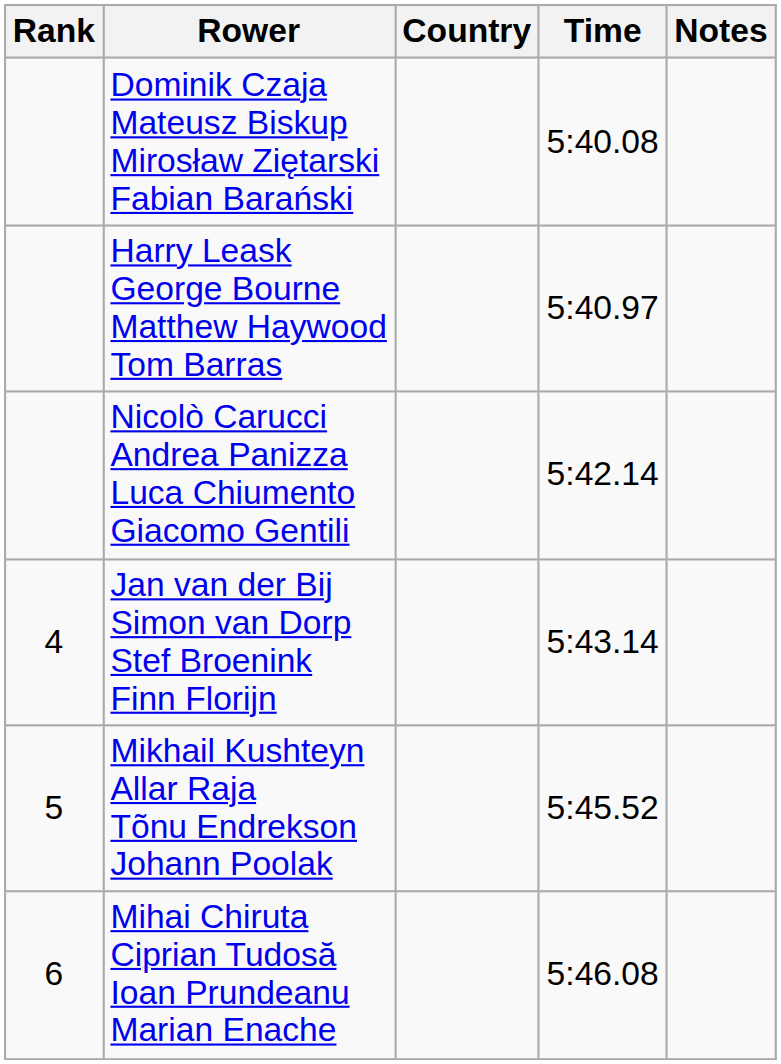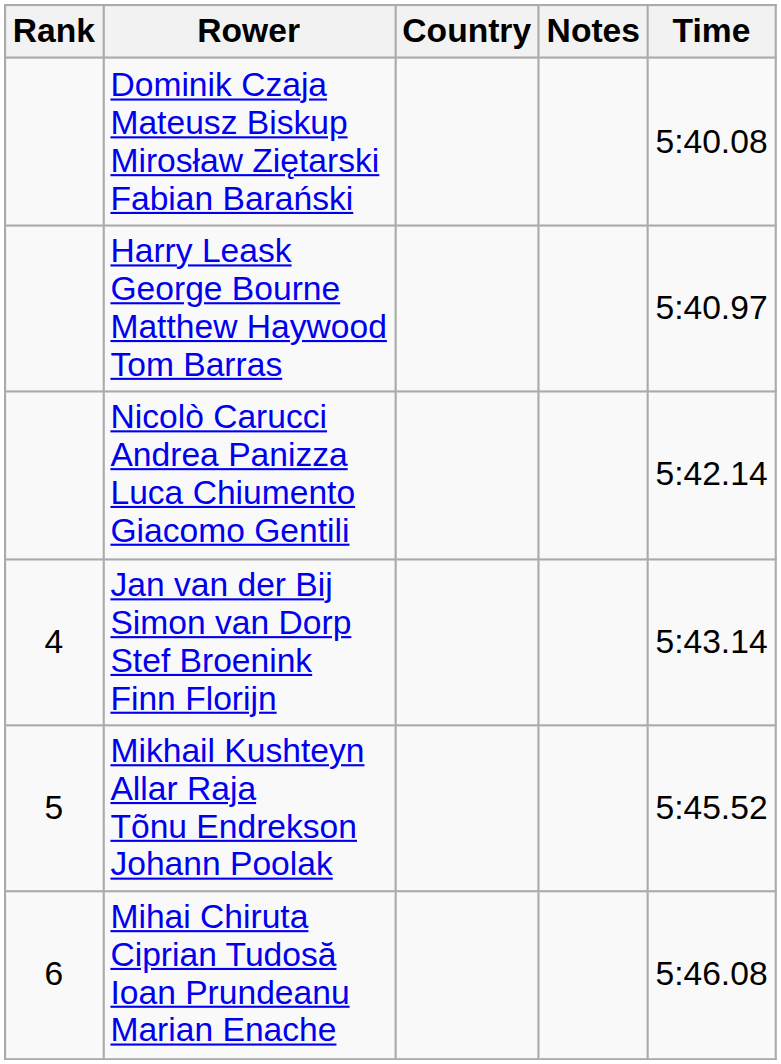columns swapped: (603, 31) <-> (721, 31)
